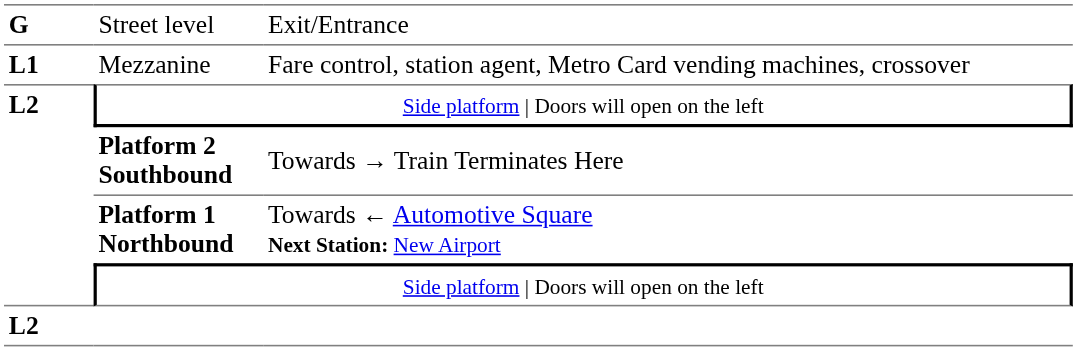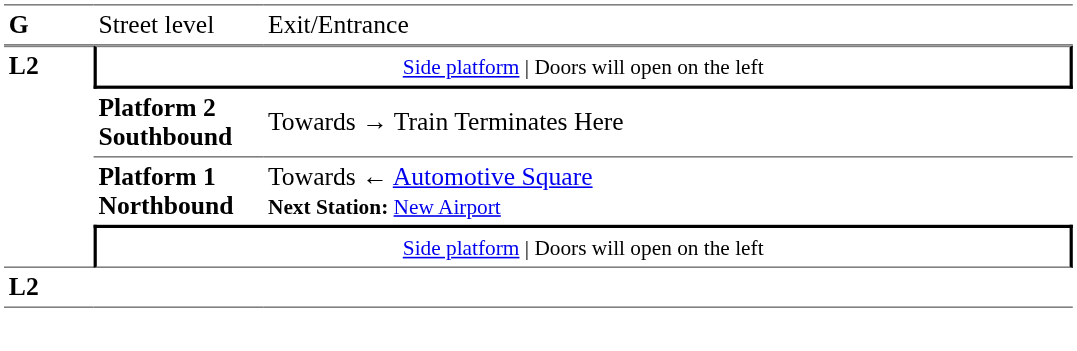- row: (155, 64)
